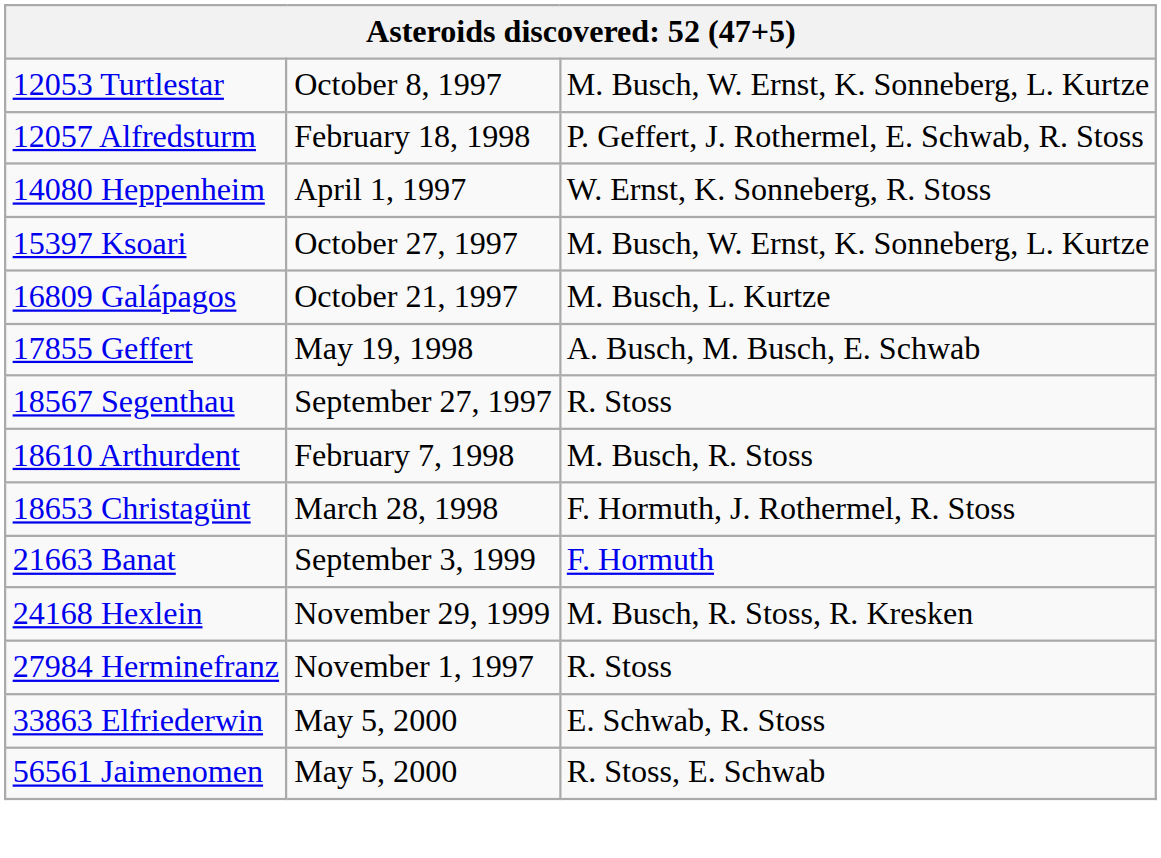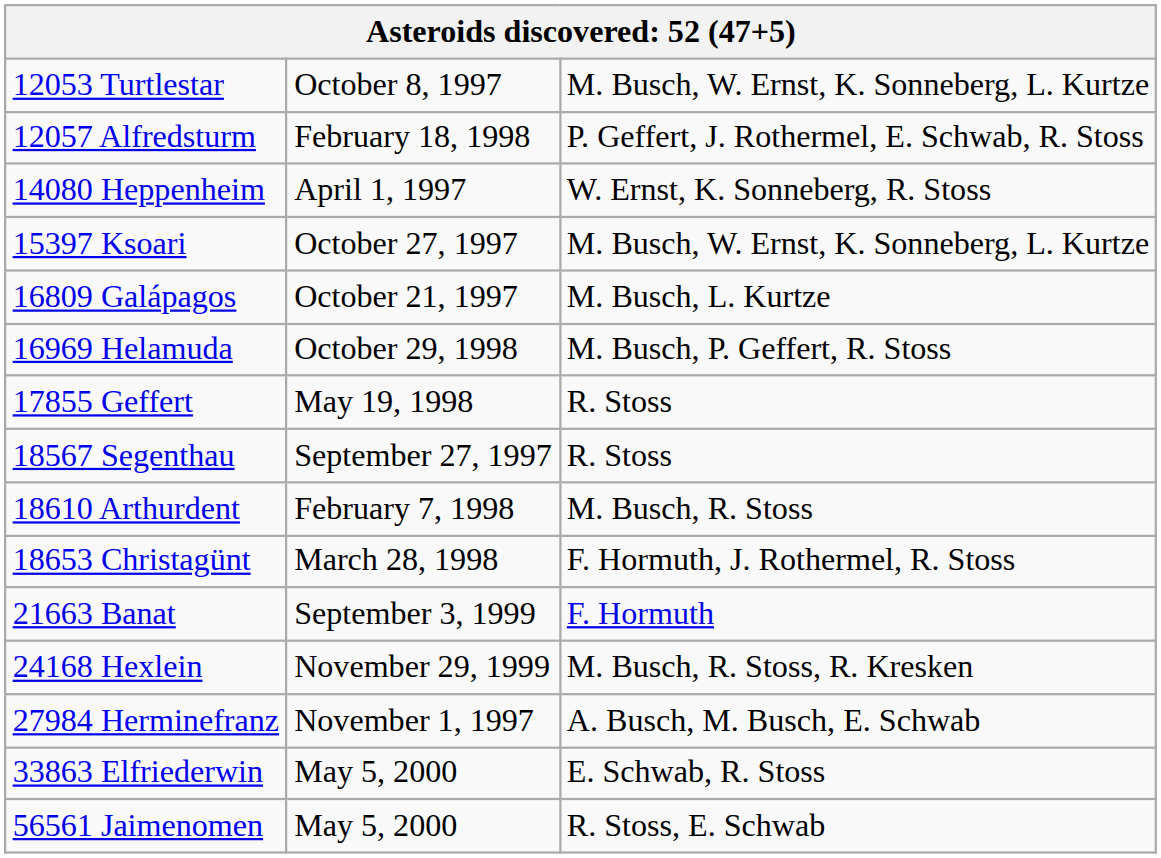+ row: (123, 349)
(774, 349) A. Busch, M. Busch, E. Schwab -> (619, 402) R. Stoss
(619, 666) R. Stoss -> (774, 719) A. Busch, M. Busch, E. Schwab
